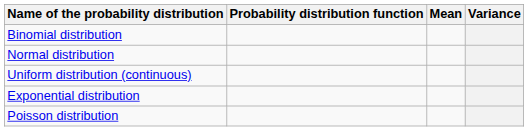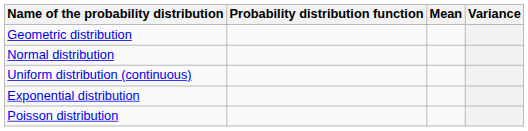- row: (65, 34)
+ row: (70, 34)
